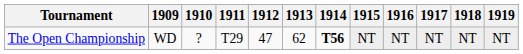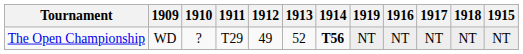columns swapped: (367, 15) <-> (501, 15)
(265, 38) 47 -> (265, 38) 49
(299, 38) 62 -> (299, 38) 52
